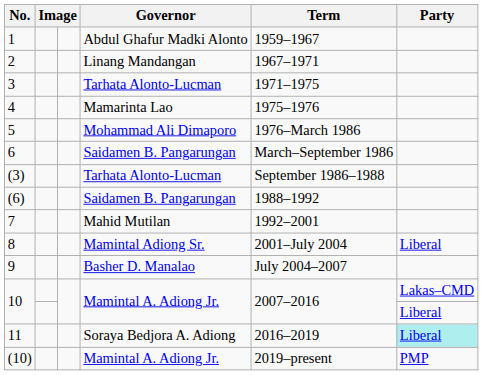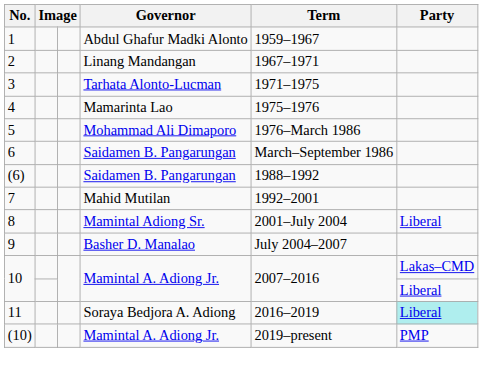- row: (16, 175)
